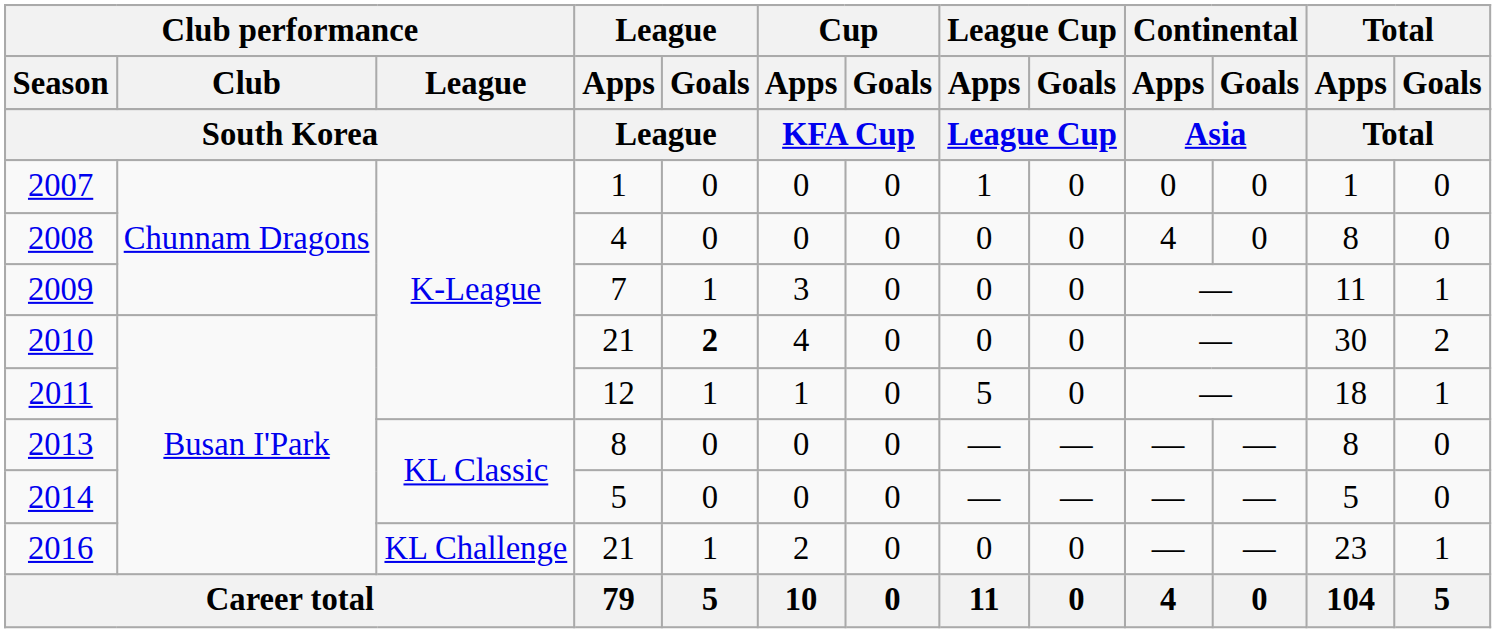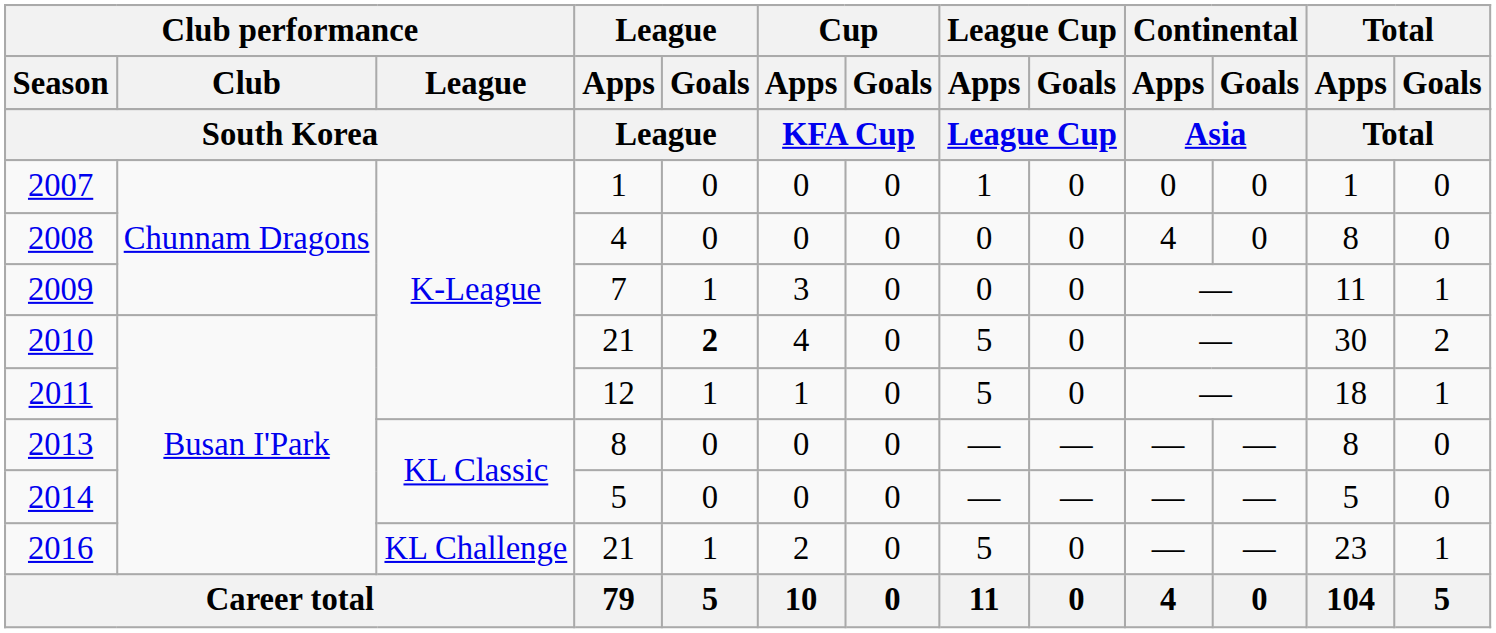(984, 340) 0 -> (984, 340) 5
(984, 548) 0 -> (984, 548) 5
